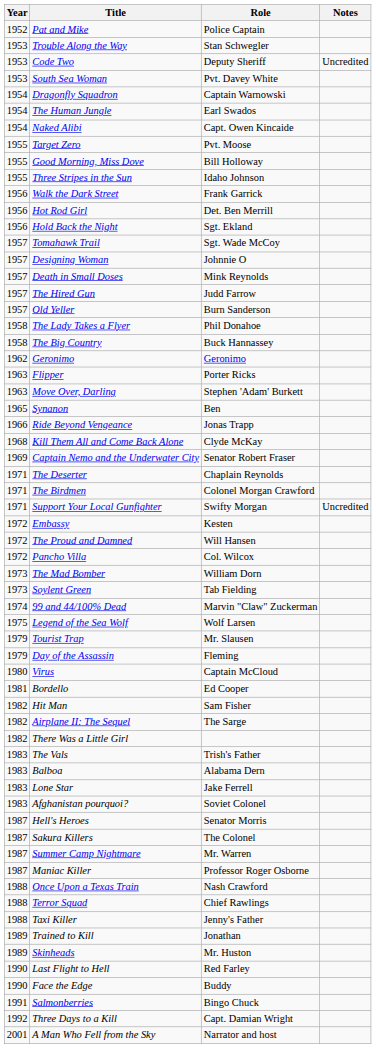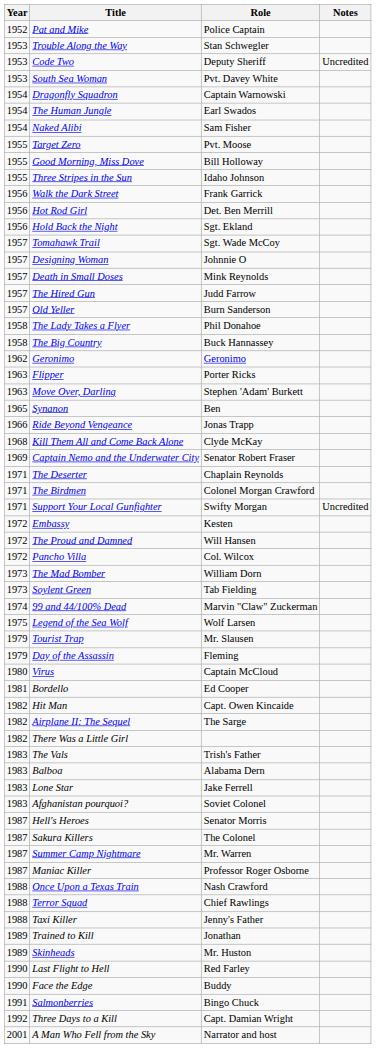(249, 128) Capt. Owen Kincaide -> (227, 128) Sam Fisher
(227, 705) Sam Fisher -> (249, 705) Capt. Owen Kincaide
